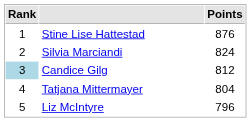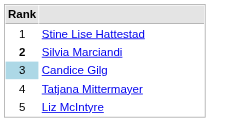- column: (225, 14)
(22, 52) normal -> (22, 52) bold
